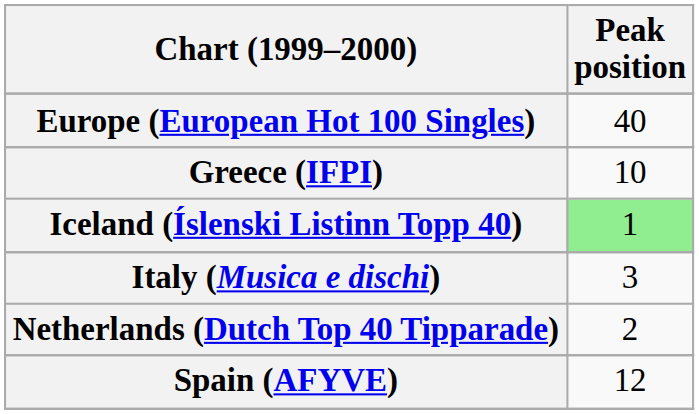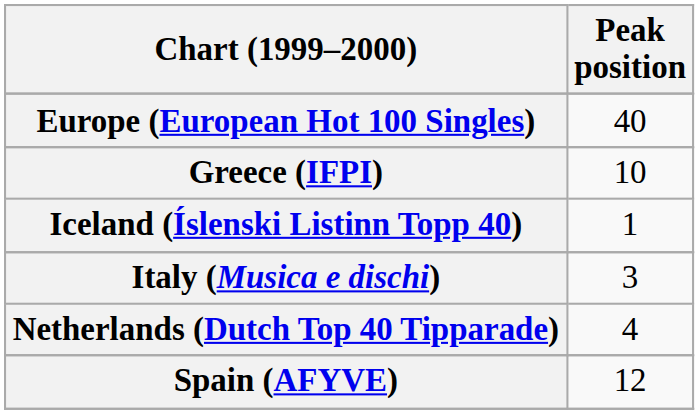(630, 224) lightgreen background -> (630, 224) no background
(630, 329) 2 -> (630, 329) 4
